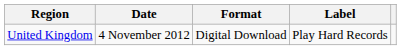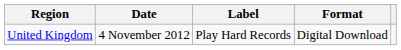columns swapped: (241, 14) <-> (340, 14)
